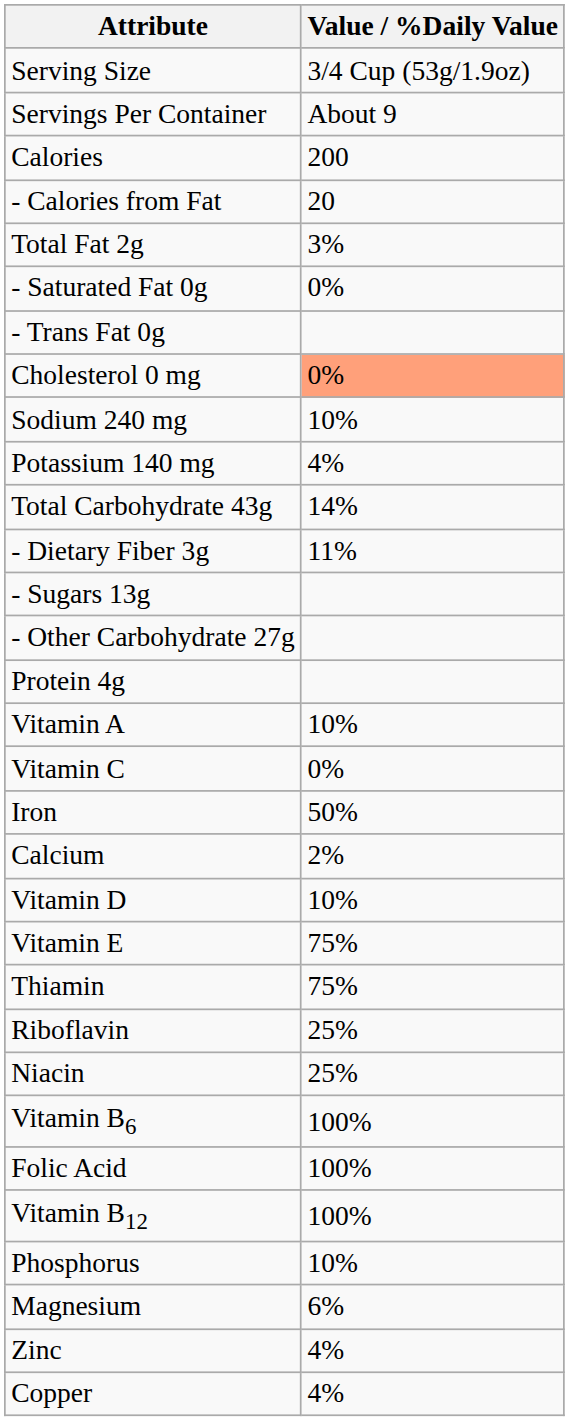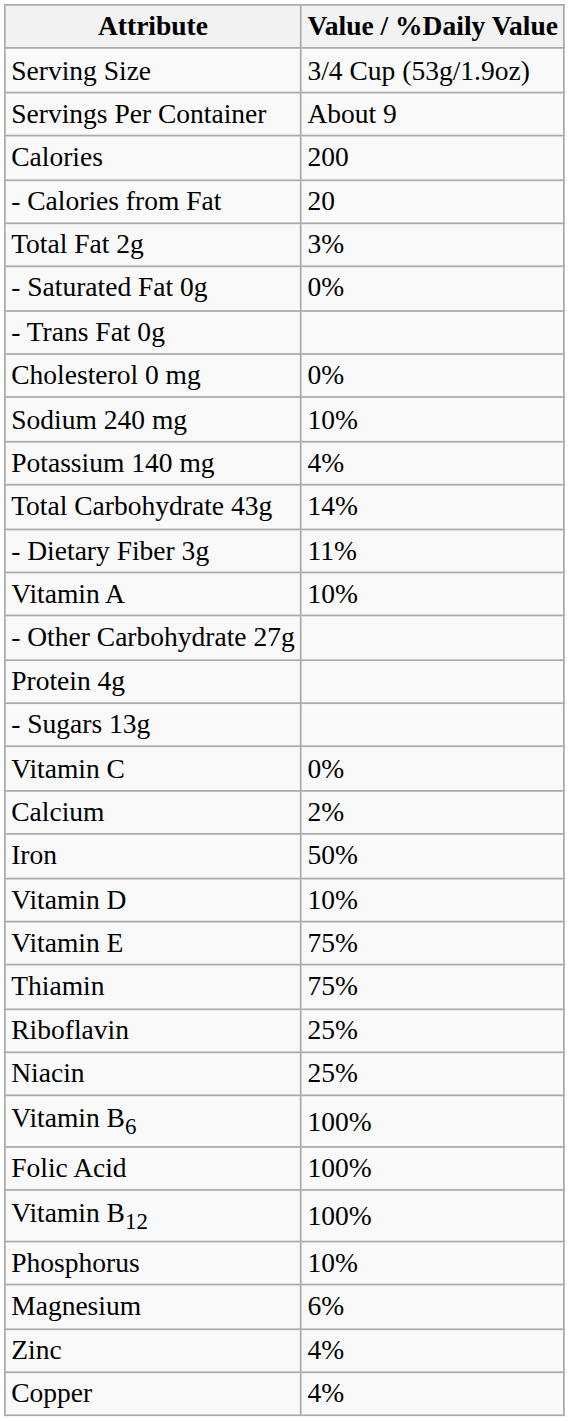(326, 375) lightsalmon background -> (326, 375) no background
rows swapped: (81, 593) <-> (68, 724)
rows swapped: (58, 855) <-> (34, 811)
